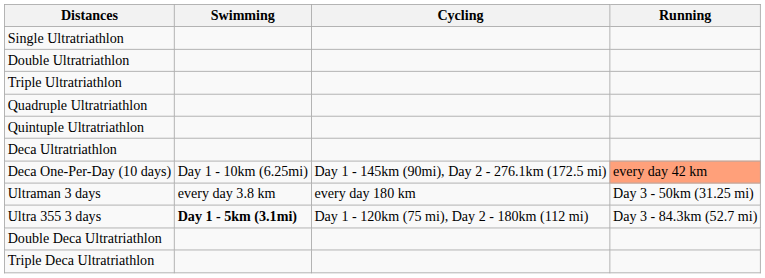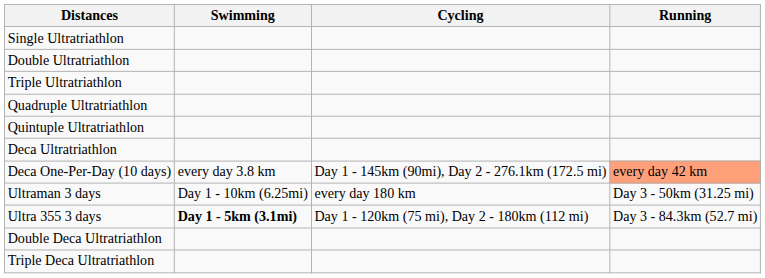(243, 171) Day 1 - 10km (6.25mi) -> (227, 171) every day 3.8 km
(227, 194) every day 3.8 km -> (243, 194) Day 1 - 10km (6.25mi)
